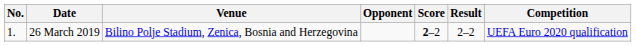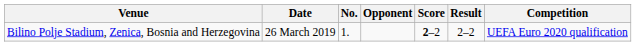columns swapped: (15, 13) <-> (231, 13)
